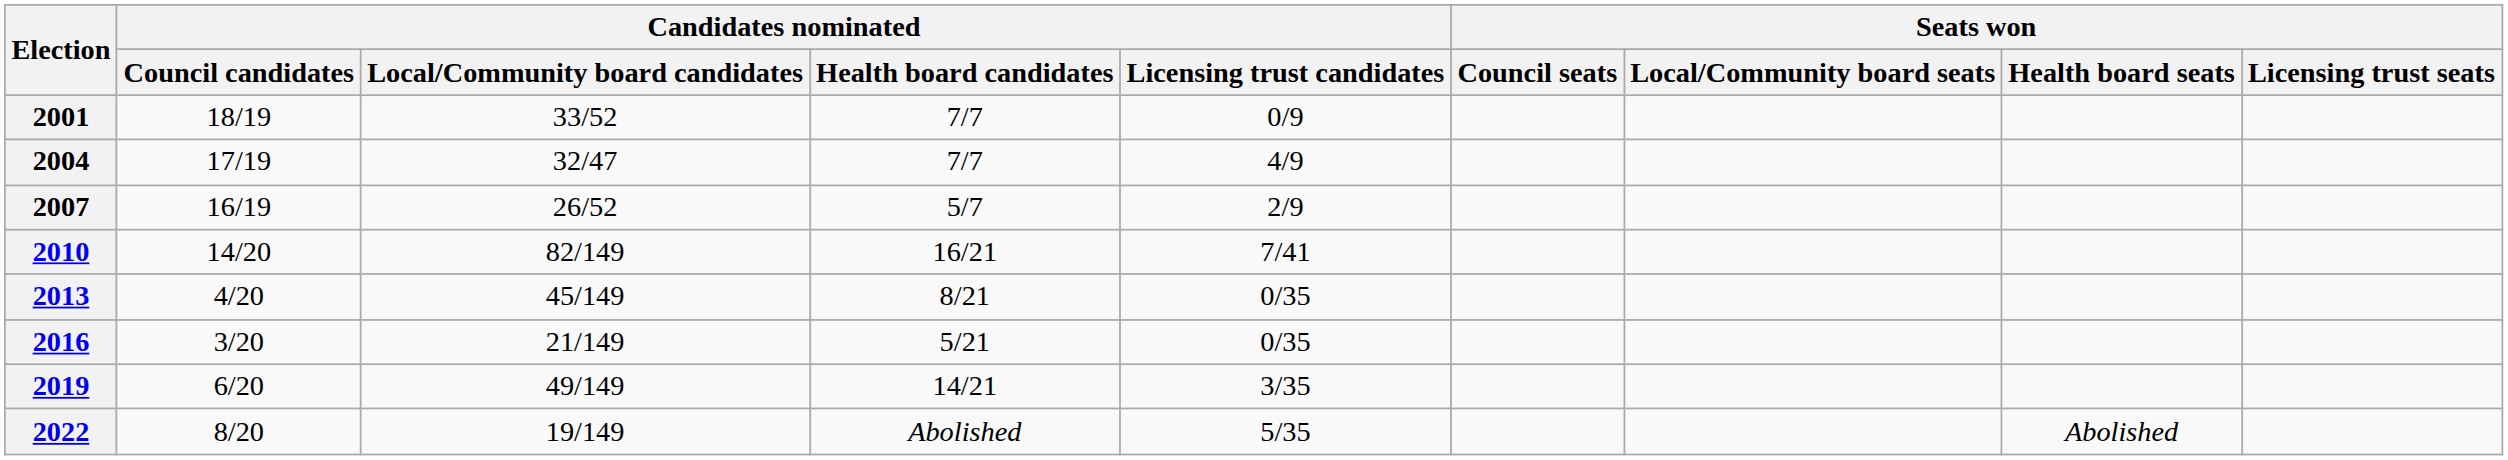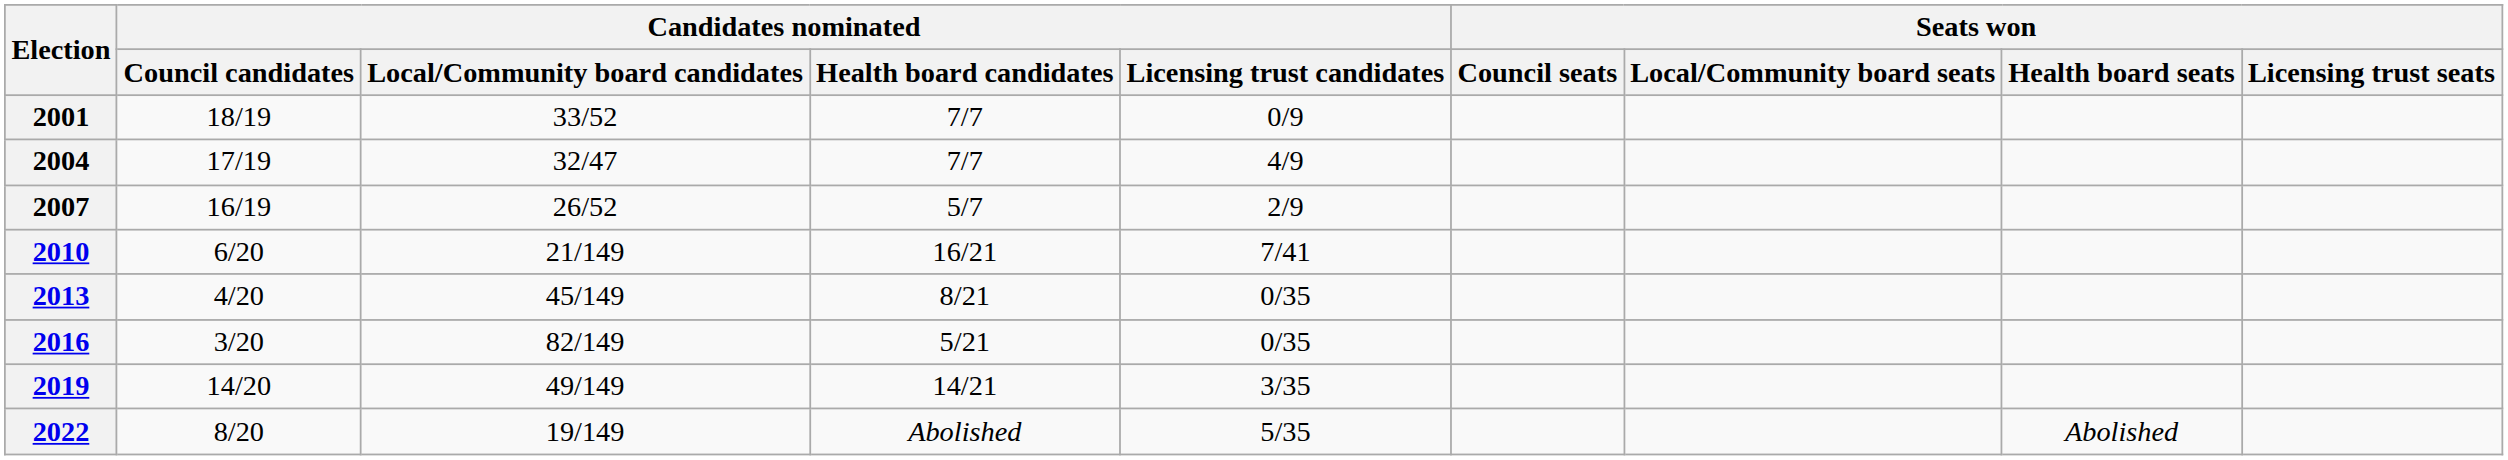(239, 251) 14/20 -> (239, 251) 6/20
(585, 251) 82/149 -> (585, 251) 21/149
(585, 341) 21/149 -> (585, 341) 82/149
(239, 386) 6/20 -> (239, 386) 14/20
